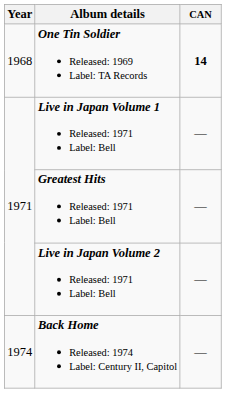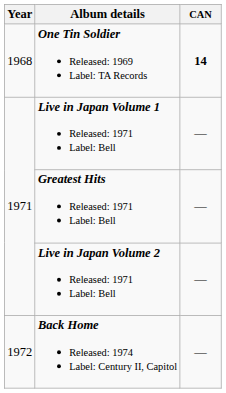(20, 352) 1974 -> (20, 352) 1972
